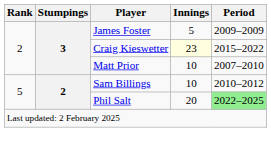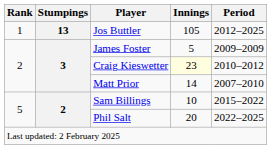+ row: (117, 30)
(239, 48) 2015–2022 -> (239, 65) 2010–2012
(191, 65) 10 -> (191, 83) 14
(239, 83) 2010–2012 -> (239, 100) 2015–2022
(239, 100) lightgreen background -> (239, 118) no background
